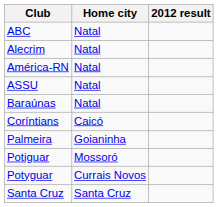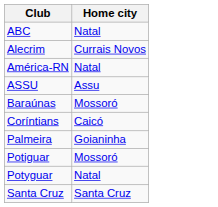- column: (181, 13)
(87, 49) Natal -> (110, 49) Currais Novos
(87, 85) Natal -> (87, 85) Assu
(87, 103) Natal -> (96, 103) Mossoró
(110, 175) Currais Novos -> (87, 175) Natal
